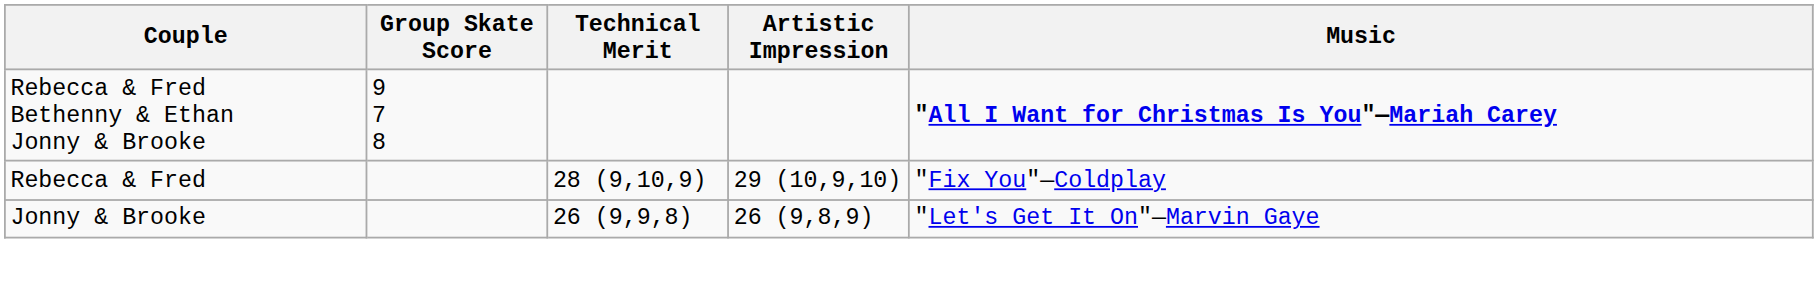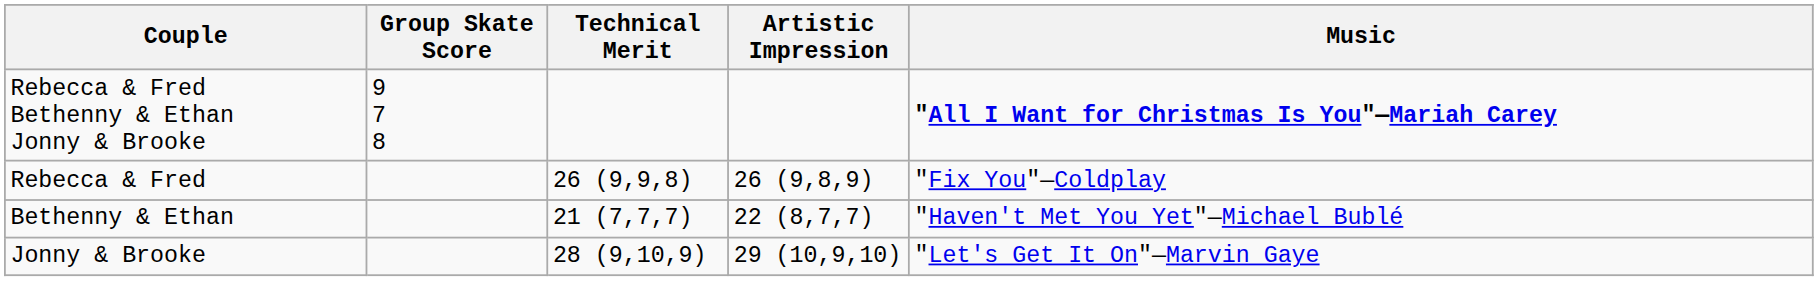(630, 180) 28 (9,10,9) -> (623, 180) 26 (9,9,8)
(817, 180) 29 (10,9,10) -> (804, 180) 26 (9,8,9)
+ row: (122, 218)
(623, 218) 26 (9,9,8) -> (630, 256) 28 (9,10,9)
(804, 218) 26 (9,8,9) -> (817, 256) 29 (10,9,10)
